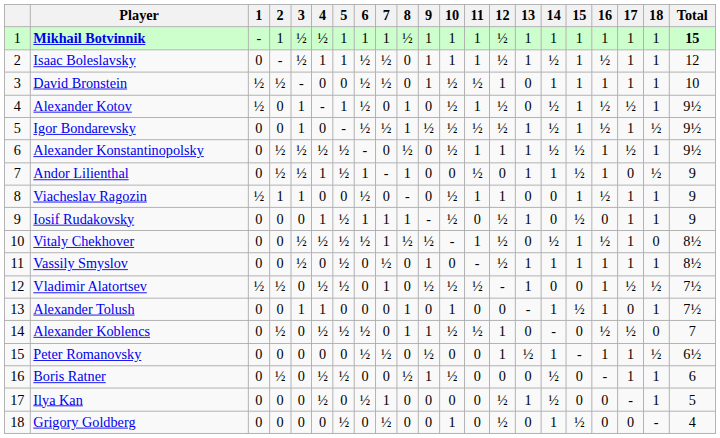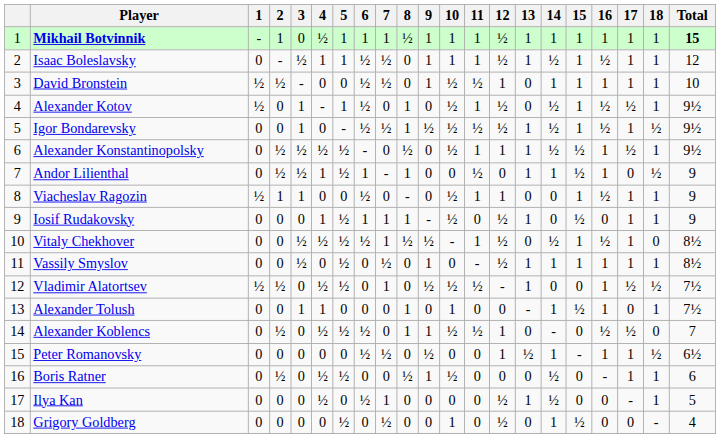(301, 38) ½ -> (301, 38) 0
